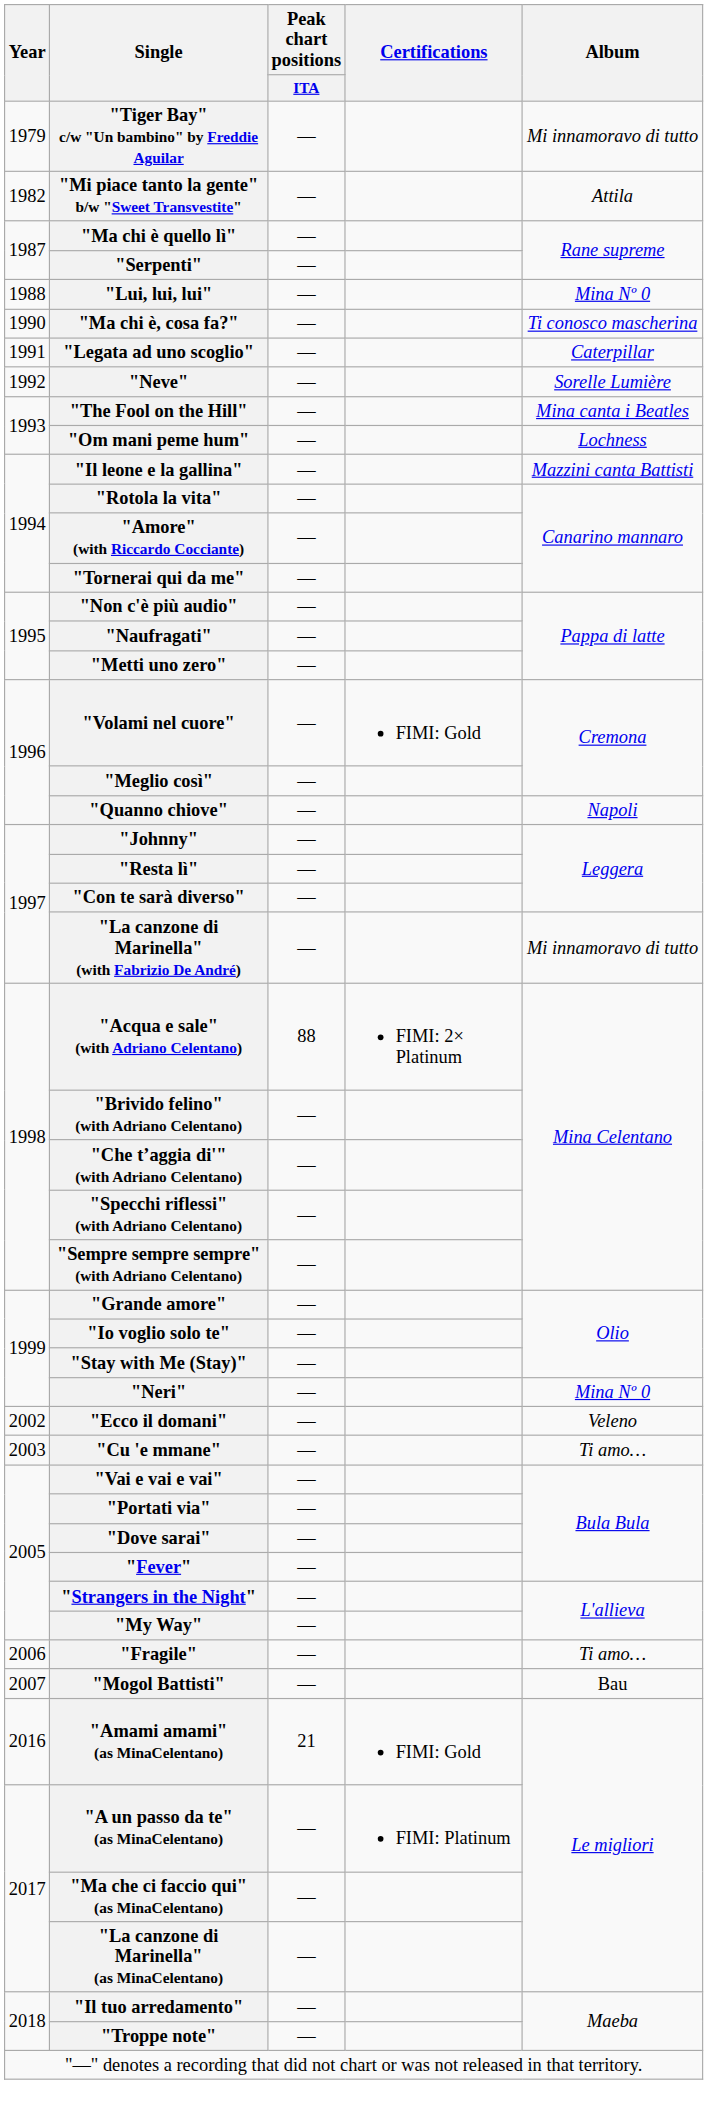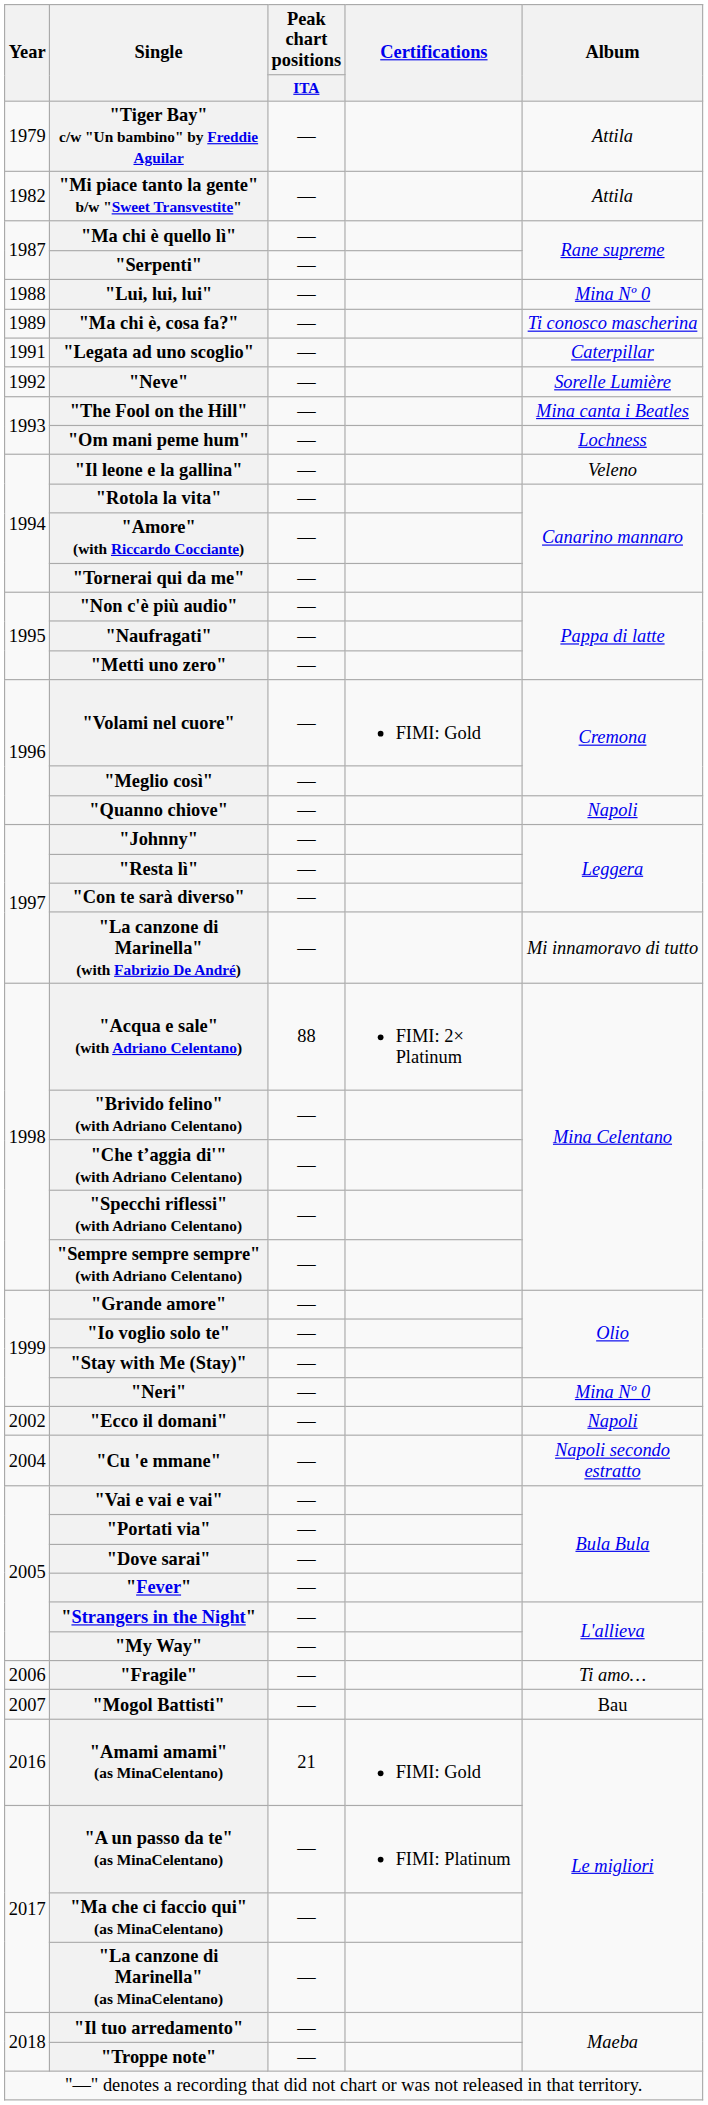(613, 136) Mi innamoravo di tutto -> (613, 136) Attila
(27, 323) 1990 -> (27, 323) 1989
(613, 469) Mazzini canta Battisti -> (613, 469) Veleno
(613, 1421) Veleno -> (613, 1421) Napoli
(27, 1450) 2003 -> (27, 1460) 2004
(613, 1450) Ti amo… -> (613, 1460) Napoli secondo estratto
